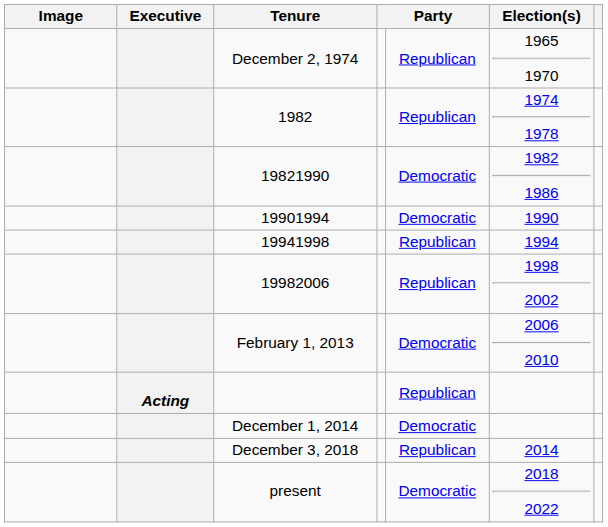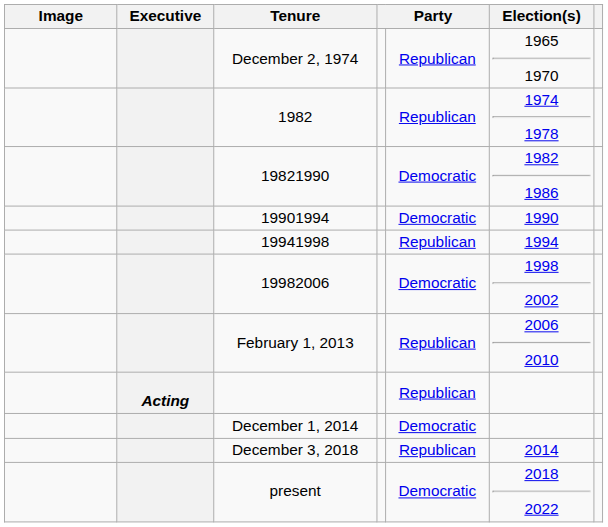(437, 283) Republican -> (437, 283) Democratic
(437, 342) Democratic -> (437, 342) Republican
